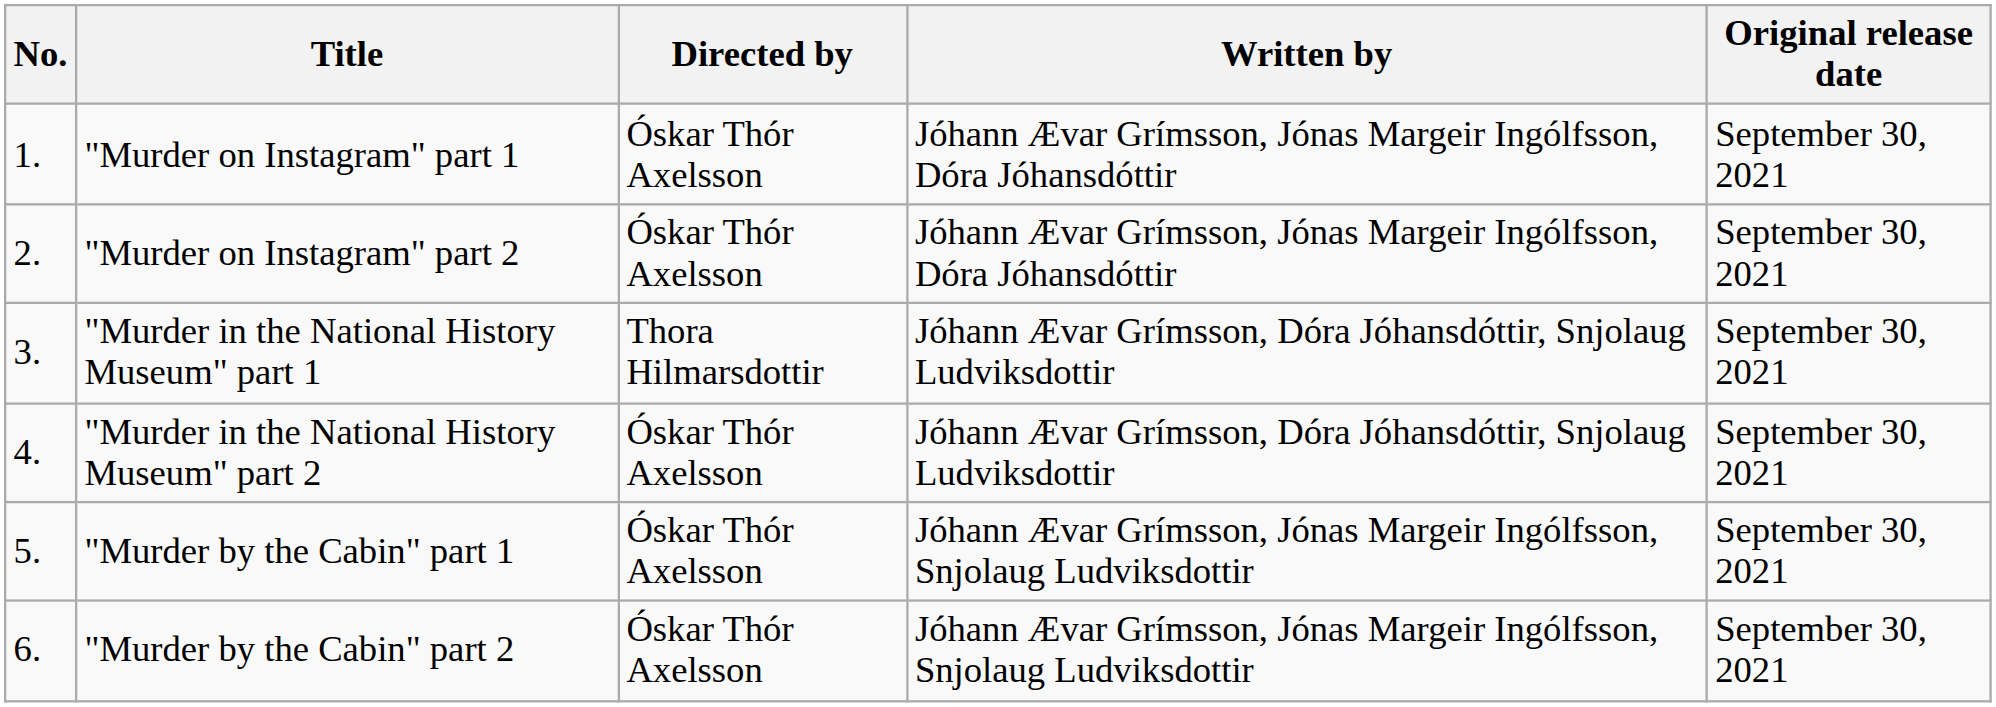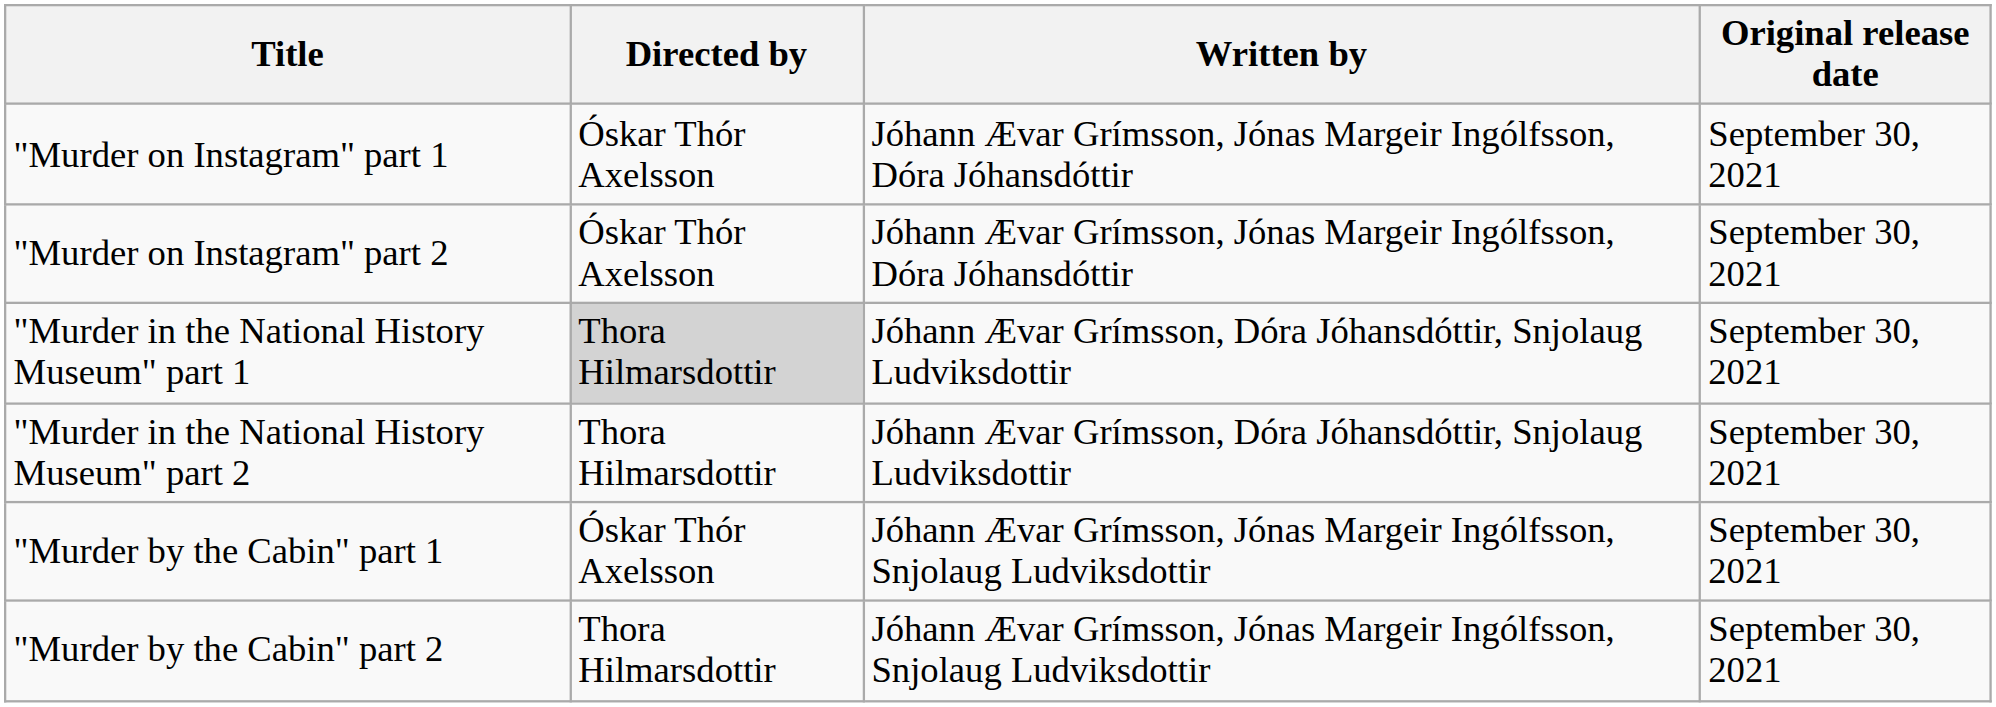- column: (41, 54)
(725, 352) no background -> (677, 352) lightgrey background
(710, 451) Óskar Thór Axelsson -> (677, 451) Thora Hilmarsdottir
(710, 650) Óskar Thór Axelsson -> (677, 650) Thora Hilmarsdottir
